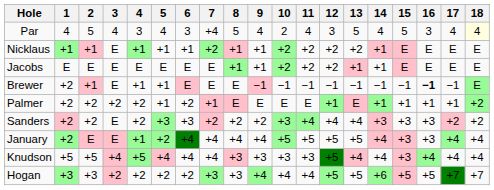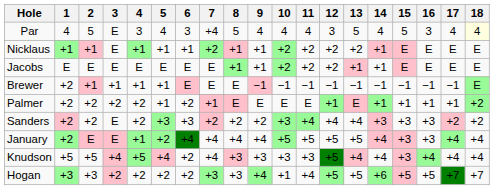(115, 31) 4 -> (115, 31) E
(284, 31) 2 -> (284, 31) 4
(115, 85) E -> (115, 85) +1
(429, 85) bold -> (429, 85) normal
(187, 157) +4 -> (187, 157) +2
(284, 175) +4 -> (284, 175) +1
